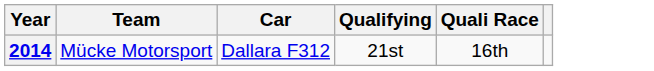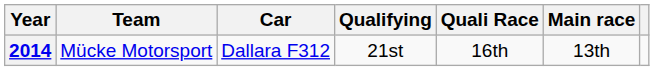+ column: (592, 20)
